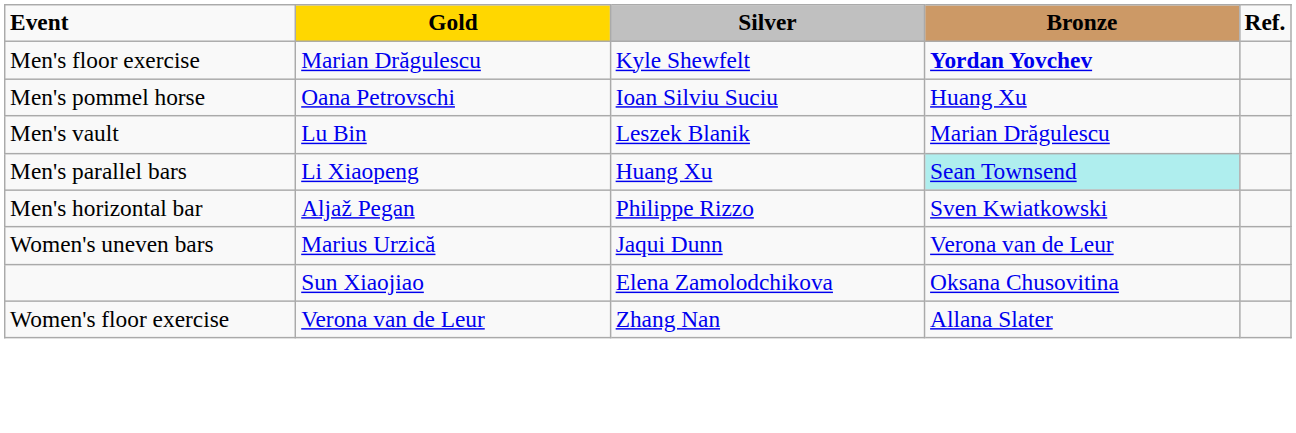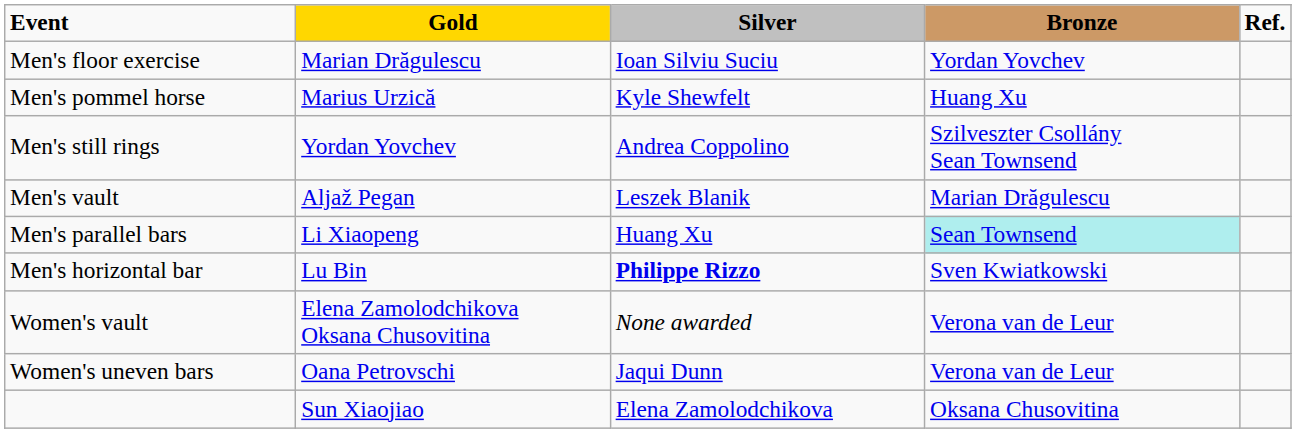(683, 60) Kyle Shewfelt -> (697, 60) Ioan Silviu Suciu
(1011, 60) bold -> (1007, 60) normal
(378, 97) Oana Petrovschi -> (368, 97) Marius Urzică
(697, 97) Ioan Silviu Suciu -> (683, 97) Kyle Shewfelt
+ row: (85, 147)
(334, 134) Lu Bin -> (358, 197) Aljaž Pegan
(358, 208) Aljaž Pegan -> (334, 271) Lu Bin
(685, 208) normal -> (688, 271) bold
+ row: (79, 321)
(368, 245) Marius Urzică -> (378, 371) Oana Petrovschi
- row: (120, 319)
